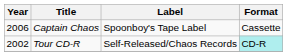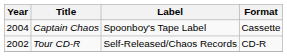(18, 28) 2006 -> (18, 28) 2004
(254, 43) paleturquoise background -> (254, 43) no background
